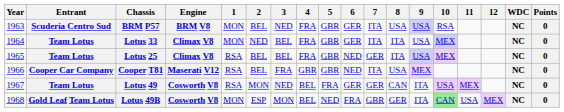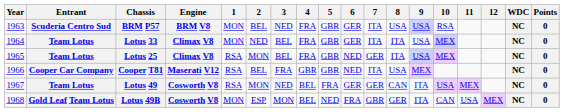(259, 56) BEL -> (259, 56) MON
(445, 100) lightgreen background -> (445, 100) no background
